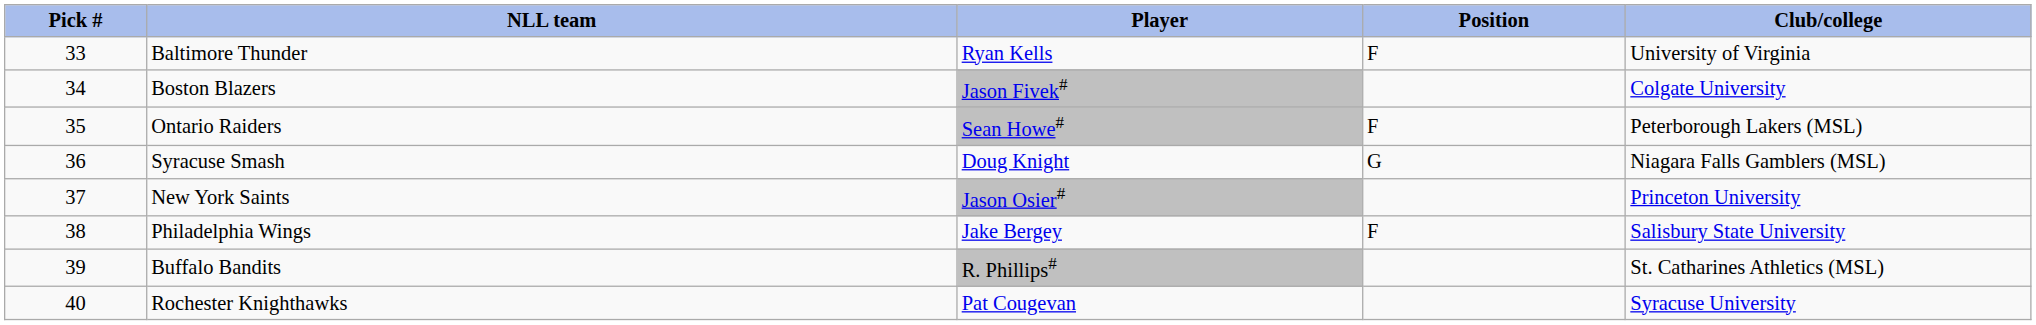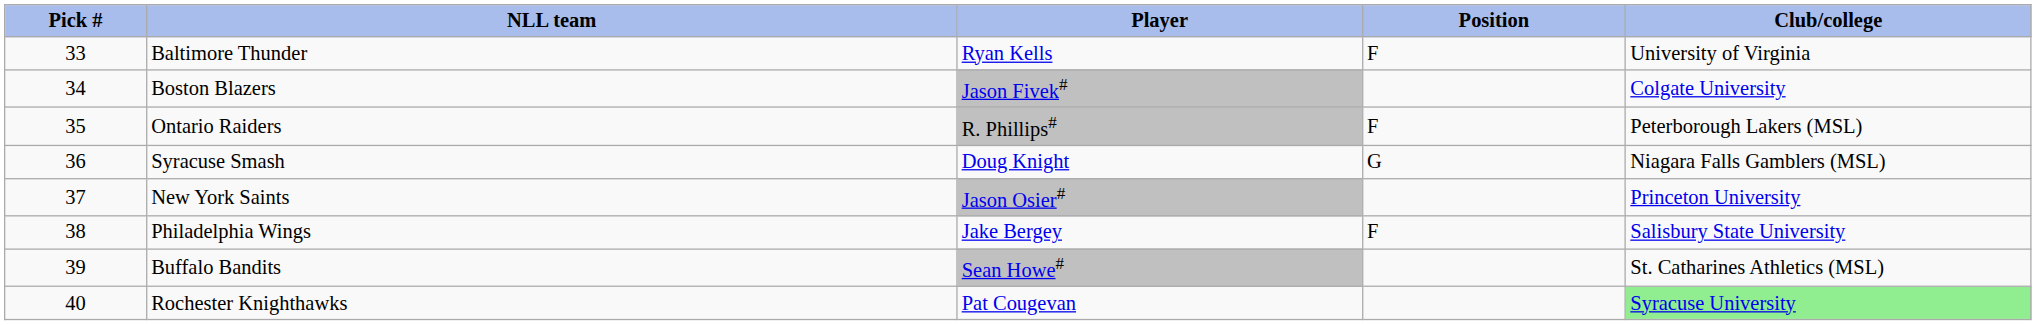(1013, 126) Sean Howe# -> (1009, 126) R. Phillips#
(1009, 267) R. Phillips# -> (1013, 267) Sean Howe#
(1713, 302) no background -> (1713, 302) lightgreen background
